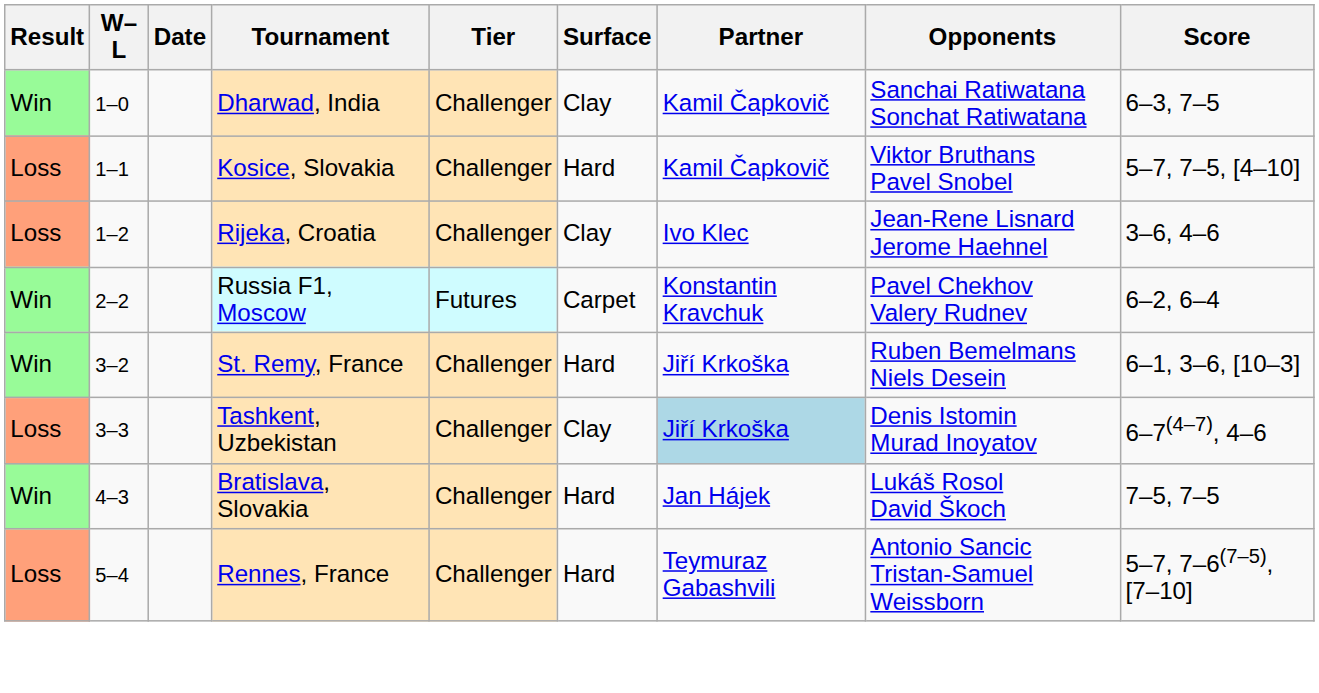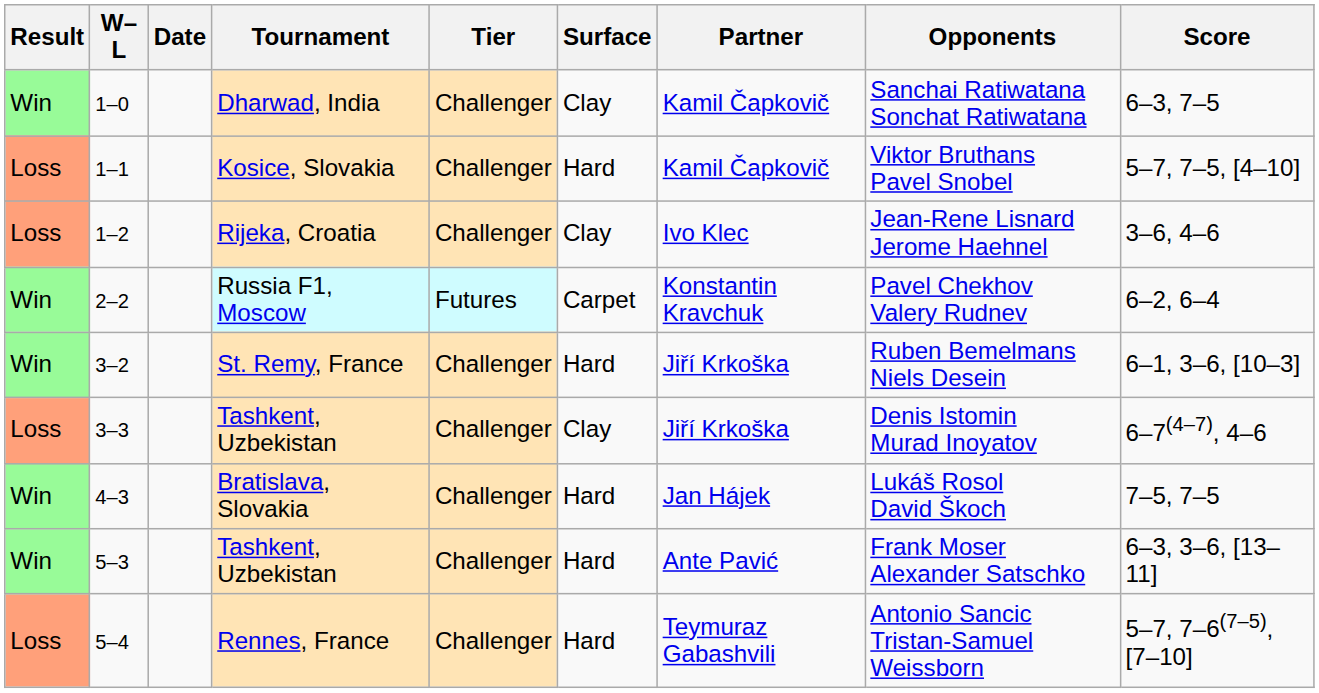(726, 430) lightblue background -> (726, 430) no background
+ row: (112, 562)
